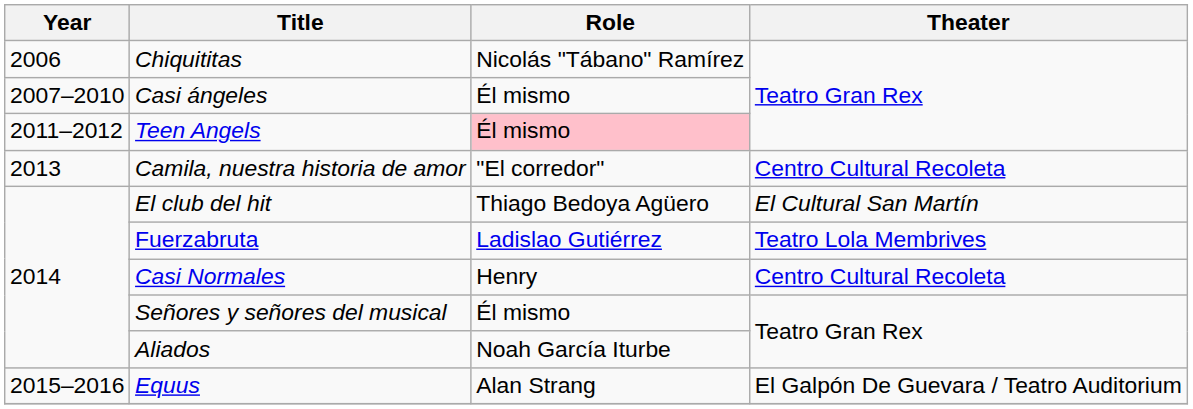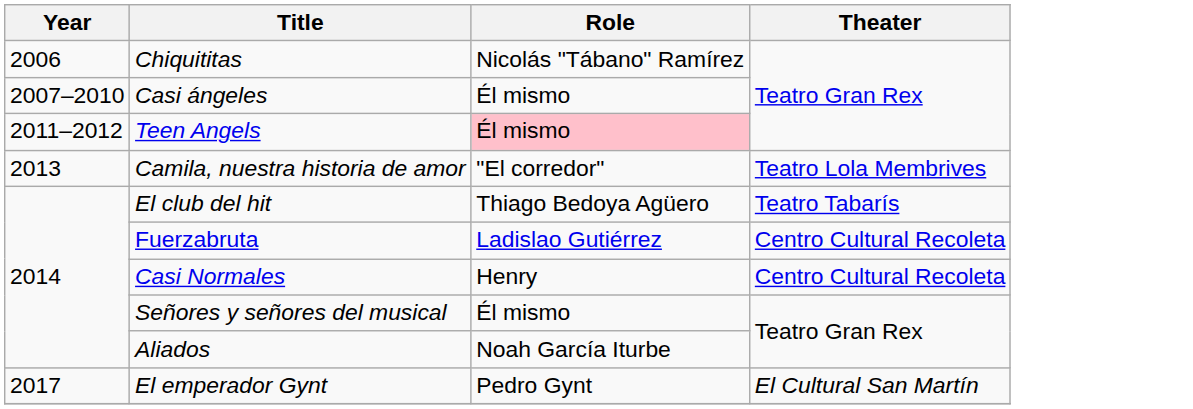(880, 167) Centro Cultural Recoleta -> (871, 167) Teatro Lola Membrives
(867, 204) El Cultural San Martín -> (827, 204) Teatro Tabarís
(871, 240) Teatro Lola Membrives -> (880, 240) Centro Cultural Recoleta
- row: (168, 385)
+ row: (231, 385)
